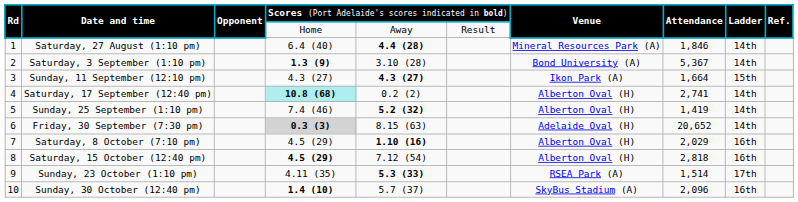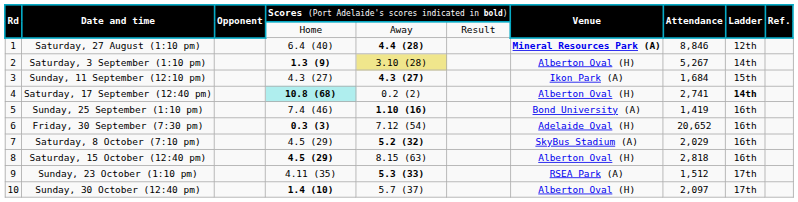(587, 46) normal -> (587, 46) bold
(694, 46) 1,846 -> (694, 46) 8,846
(745, 46) 14th -> (745, 46) 12th
(401, 62) no background -> (401, 62) khaki background
(587, 62) Bond University (A) -> (587, 62) Alberton Oval (H)
(694, 62) 5,367 -> (694, 62) 5,267
(694, 78) 1,664 -> (694, 78) 1,684
(745, 94) normal -> (745, 94) bold
(401, 110) 5.2 (32) -> (401, 110) 1.10 (16)
(587, 110) Alberton Oval (H) -> (587, 110) Bond University (A)
(745, 110) 14th -> (745, 110) 16th
(311, 126) lightgrey background -> (311, 126) no background
(401, 126) 8.15 (63) -> (401, 126) 7.12 (54)
(745, 126) 14th -> (745, 126) 16th
(401, 141) 1.10 (16) -> (401, 141) 5.2 (32)
(587, 141) Alberton Oval (H) -> (587, 141) SkyBus Stadium (A)
(401, 157) 7.12 (54) -> (401, 157) 8.15 (63)
(694, 173) 1,514 -> (694, 173) 1,512
(587, 189) SkyBus Stadium (A) -> (587, 189) Alberton Oval (H)
(694, 189) 2,096 -> (694, 189) 2,097
(745, 189) 16th -> (745, 189) 17th
